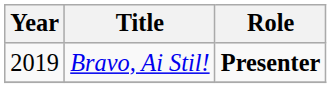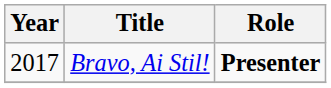(35, 62) 2019 -> (35, 62) 2017
